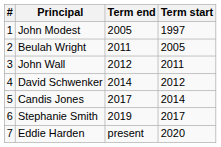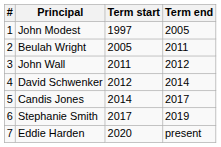columns swapped: (187, 13) <-> (132, 13)
